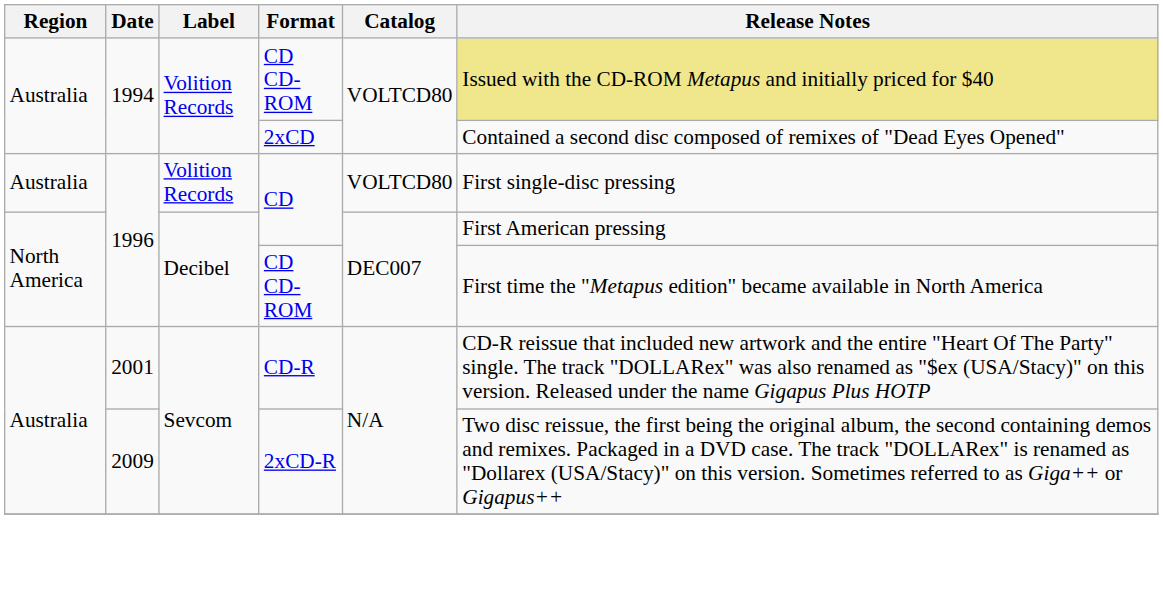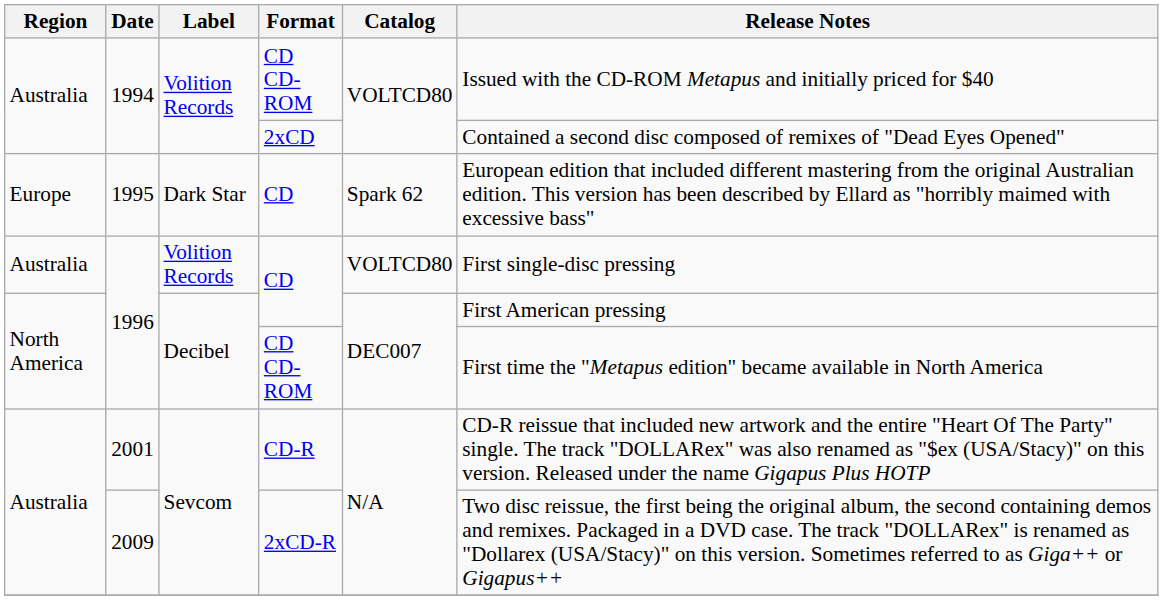(728, 79) khaki background -> (728, 79) no background
+ row: (132, 194)
